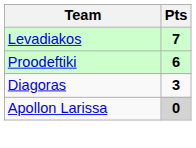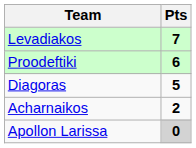(176, 85) 3 -> (176, 85) 5
+ row: (48, 108)
